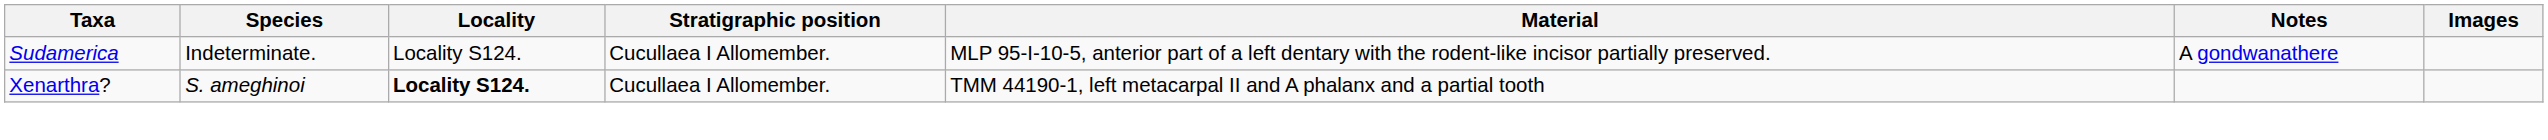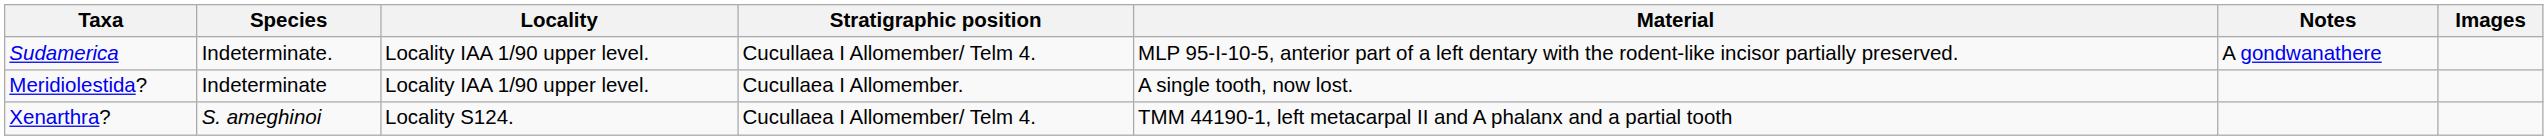(457, 53) Locality S124. -> (517, 53) Locality IAA 1/90 upper level.
(720, 53) Cucullaea I Allomember. -> (889, 53) Cucullaea I Allomember/ Telm 4.
+ row: (78, 85)
(461, 85) bold -> (449, 118) normal
(720, 85) Cucullaea I Allomember. -> (889, 118) Cucullaea I Allomember/ Telm 4.
